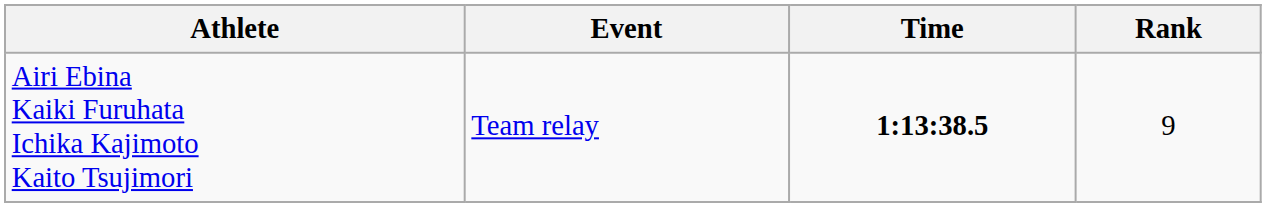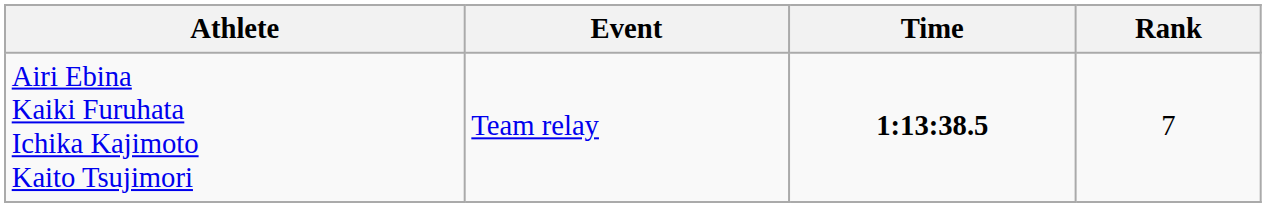(1169, 126) 9 -> (1169, 126) 7
